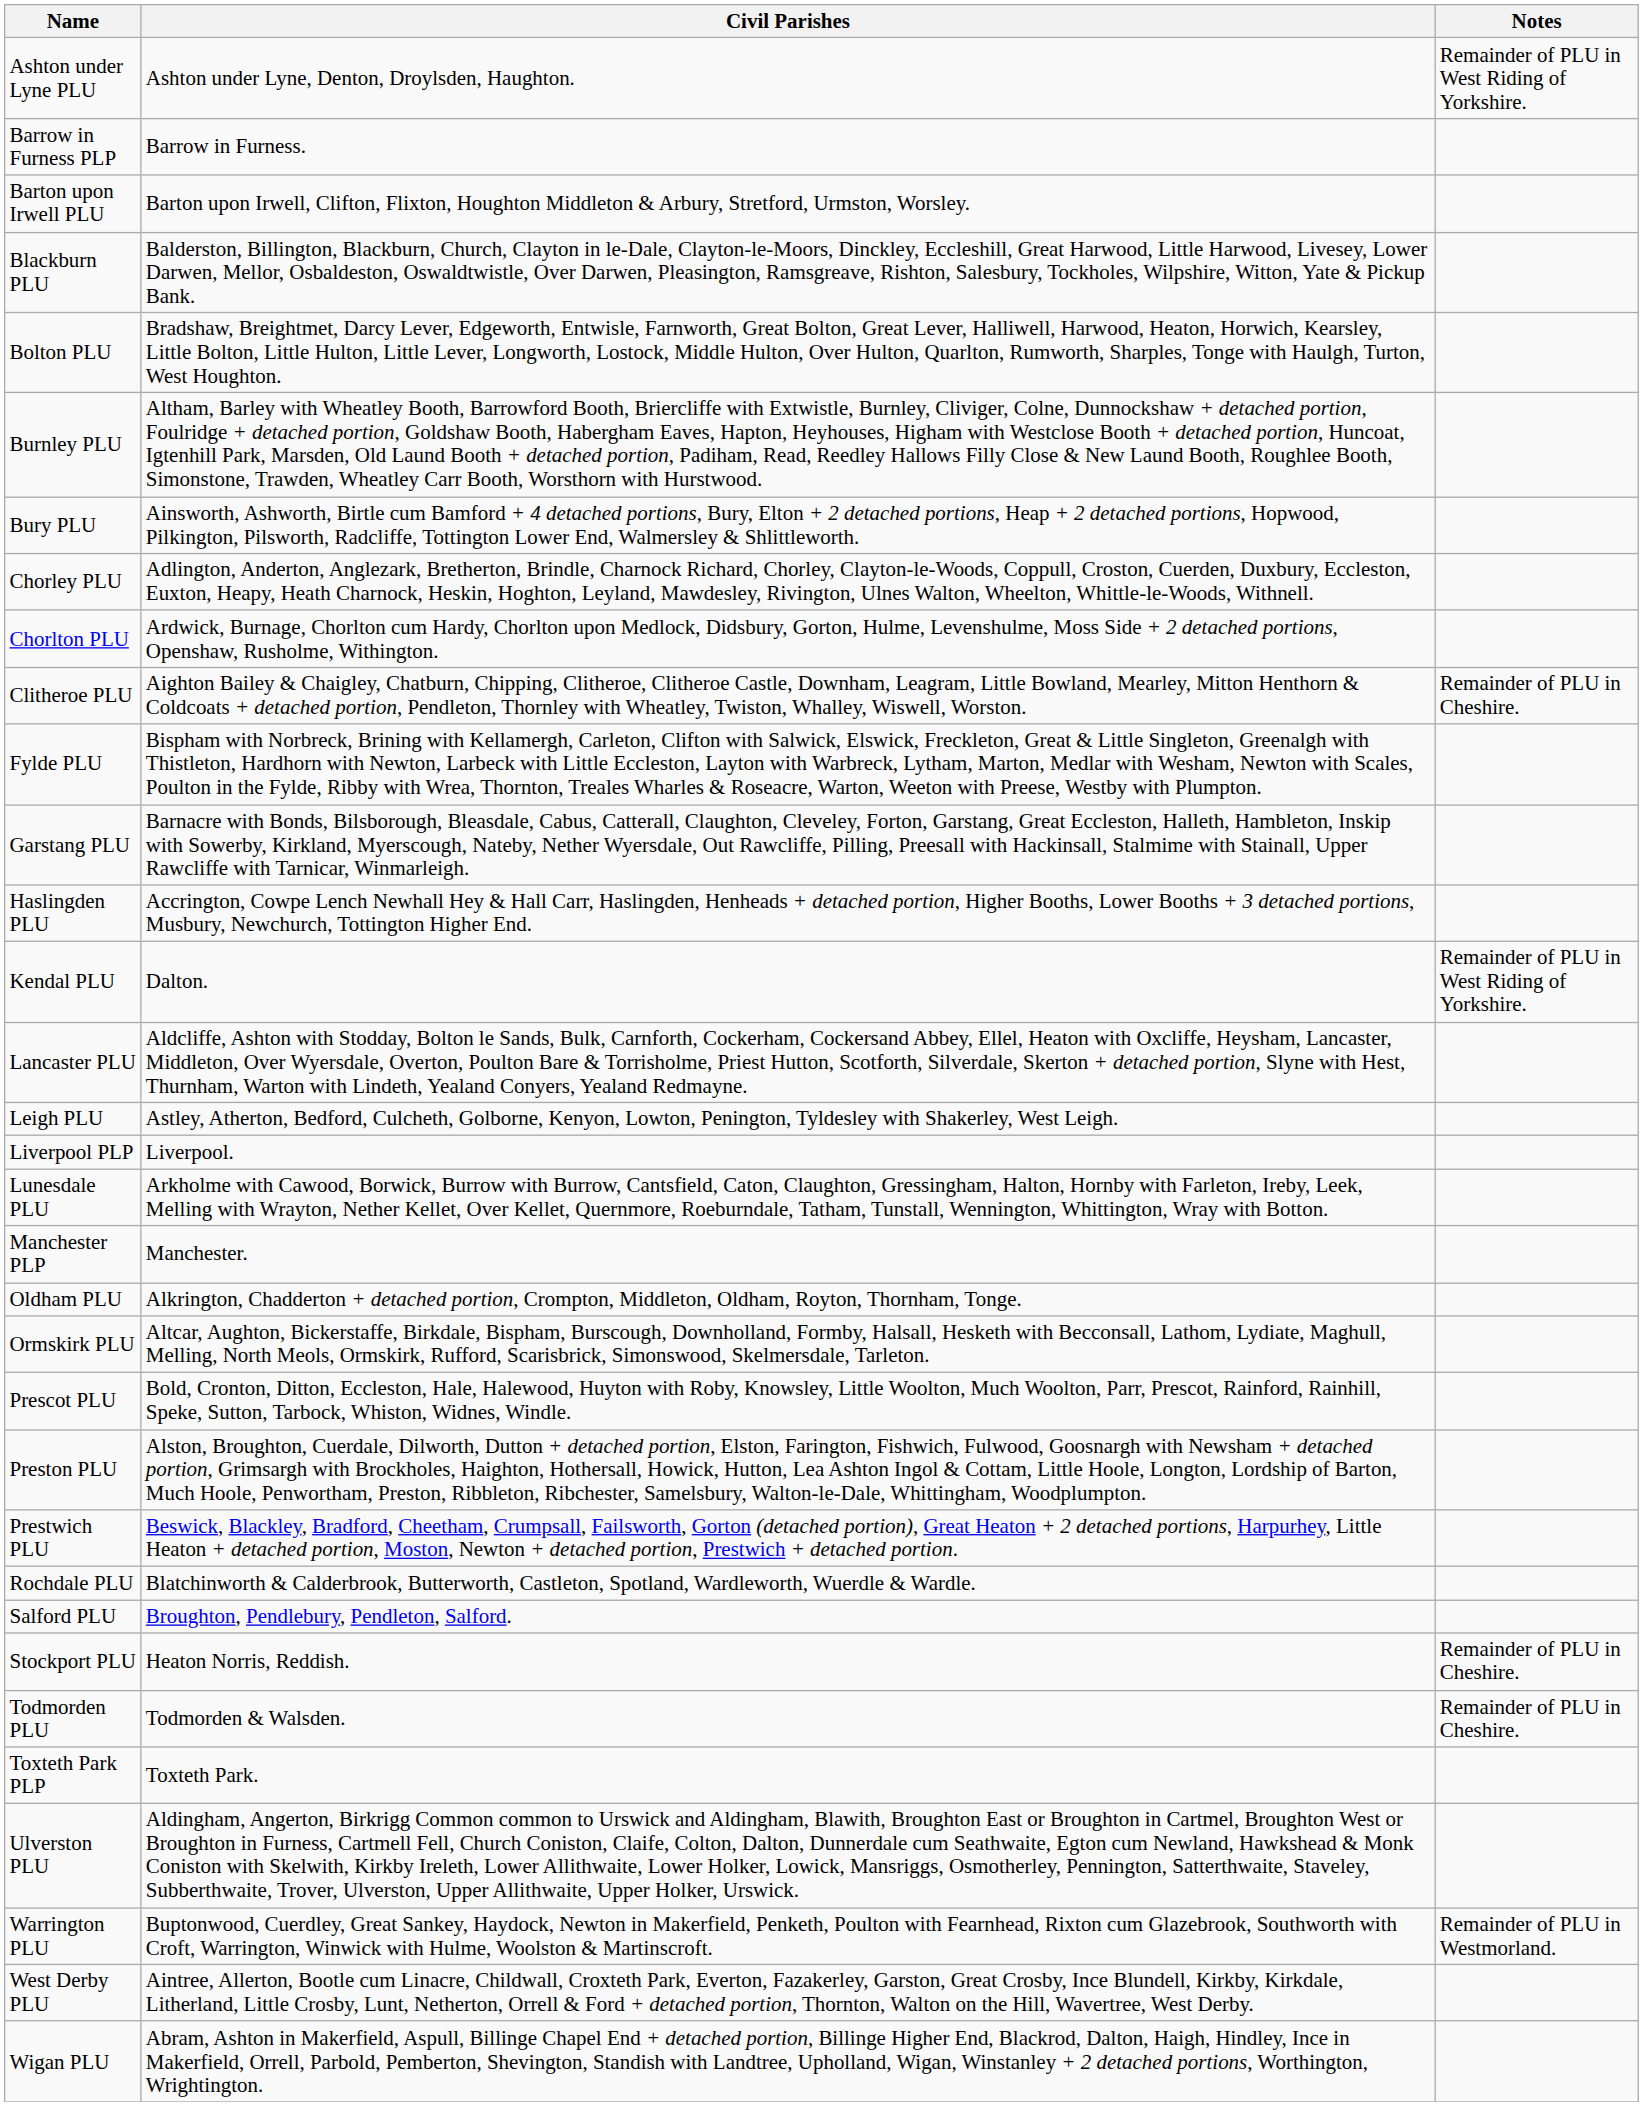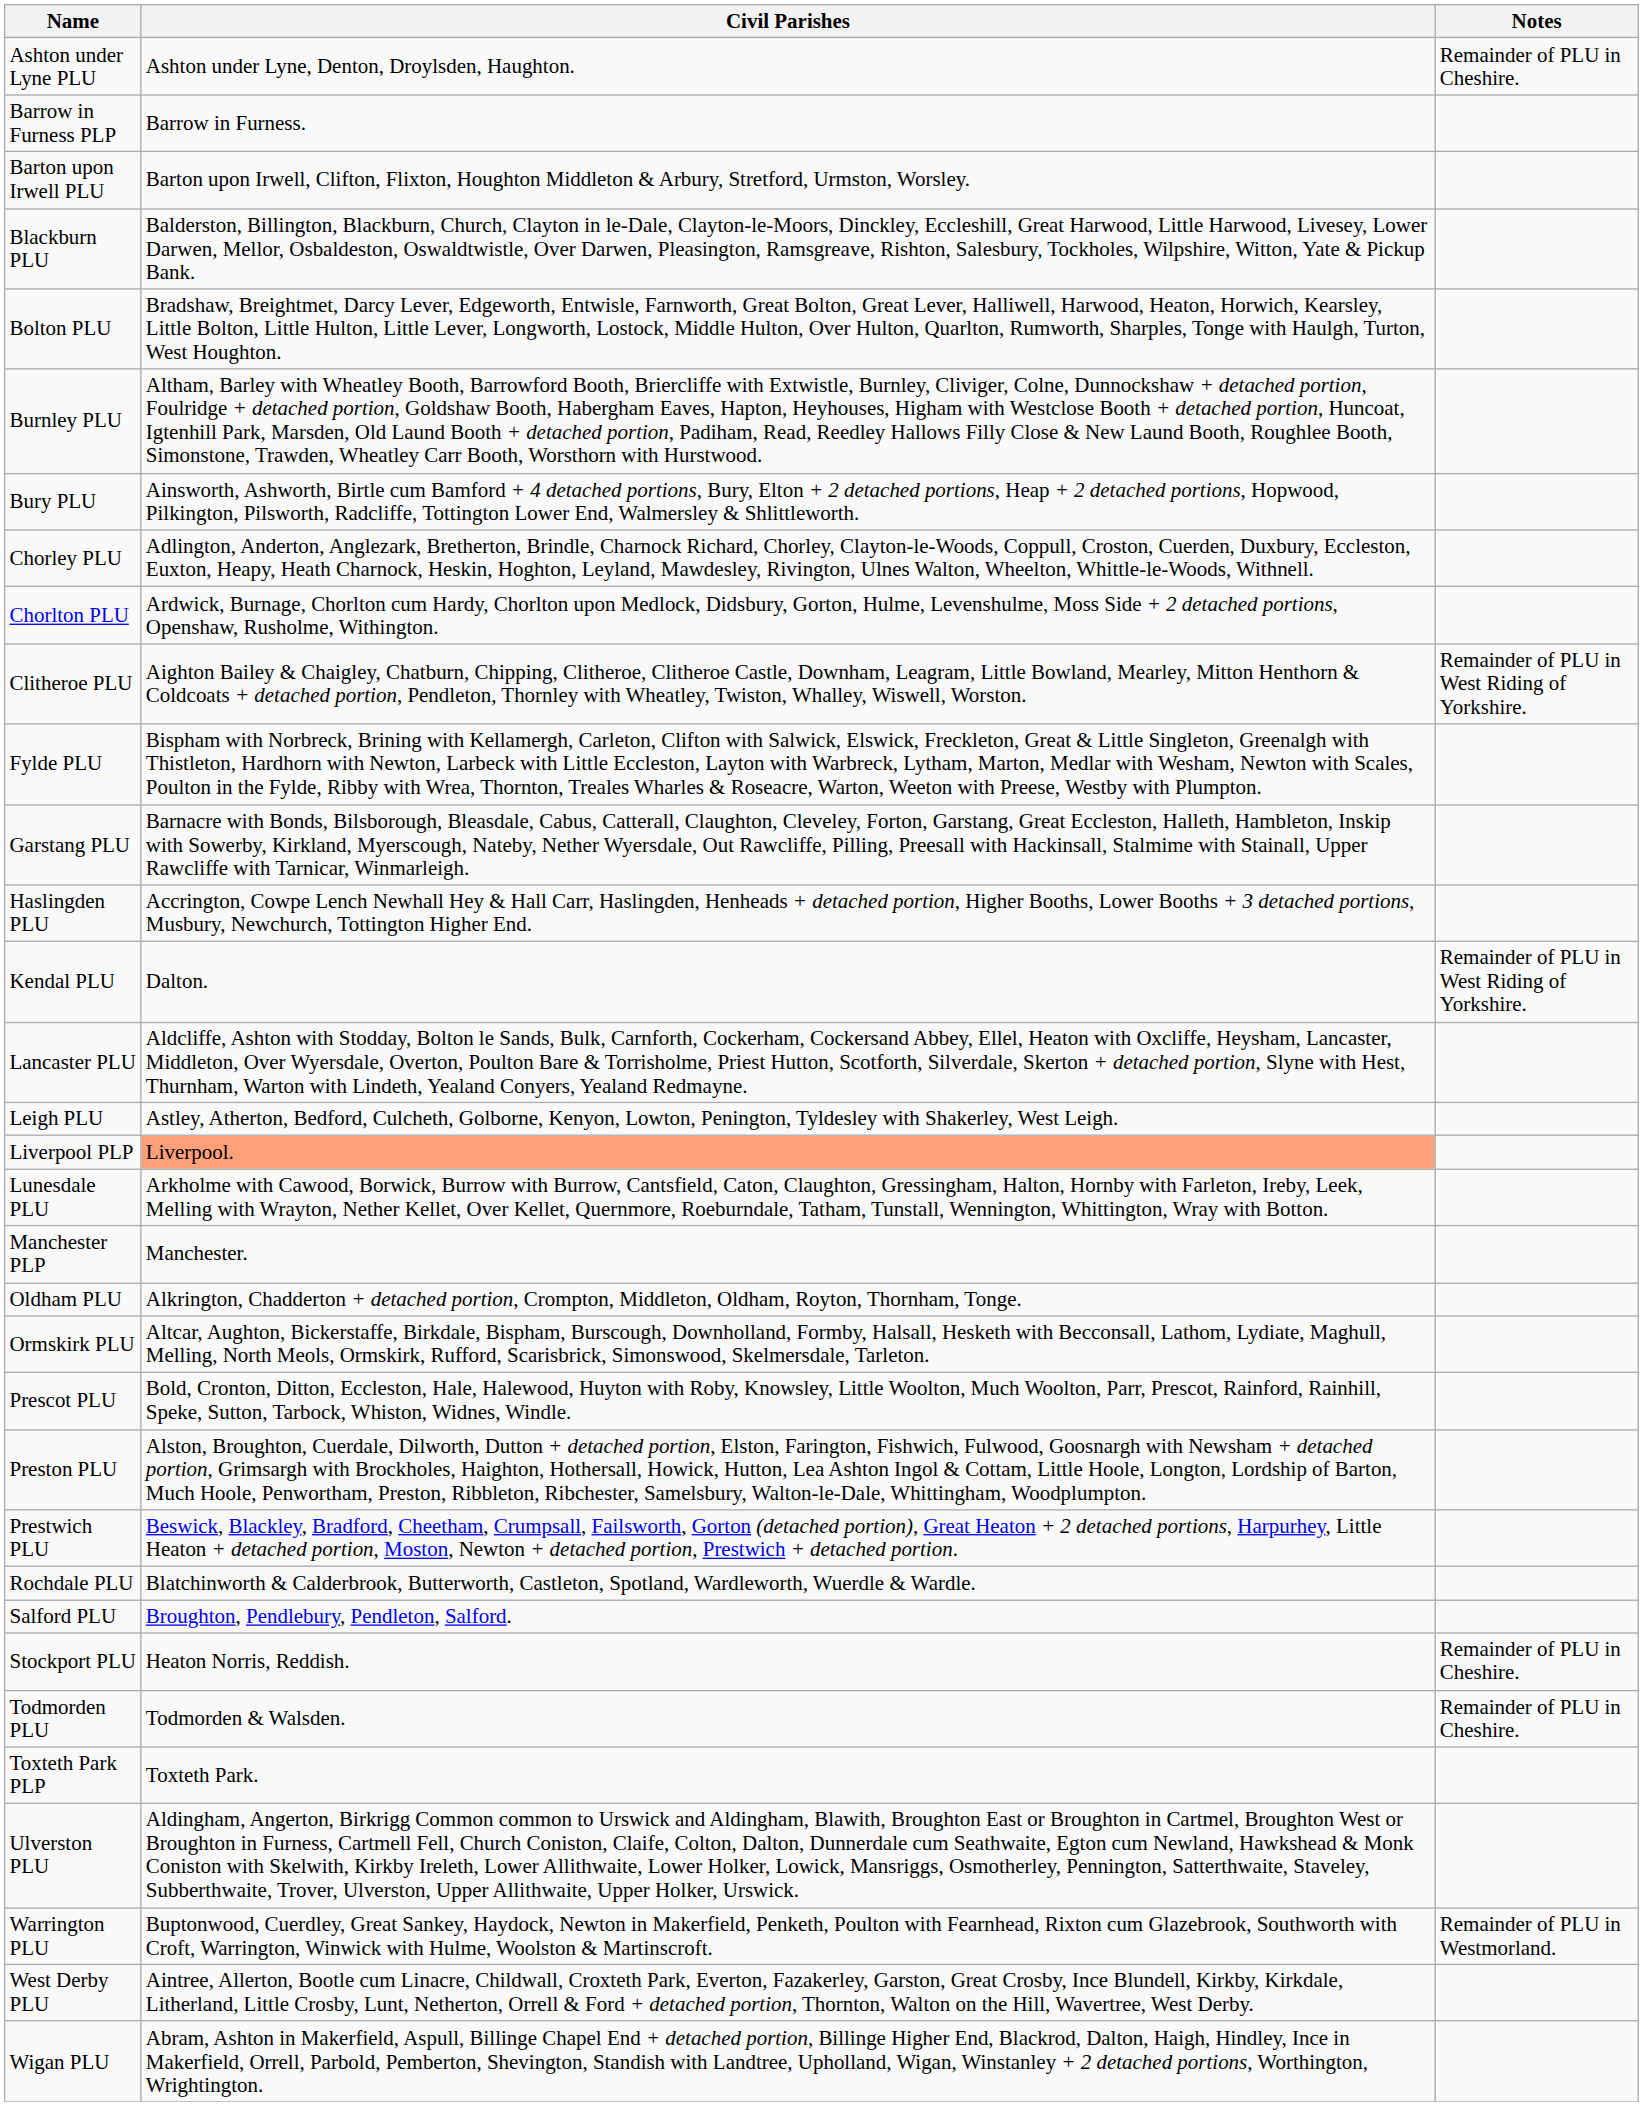(1530, 77) Remainder of PLU in West Riding of Yorkshire. -> (1530, 66) Remainder of PLU in Cheshire.
(1530, 695) Remainder of PLU in Cheshire. -> (1530, 683) Remainder of PLU in West Riding of Yorkshire.
(190, 1152) no background -> (190, 1152) lightsalmon background
